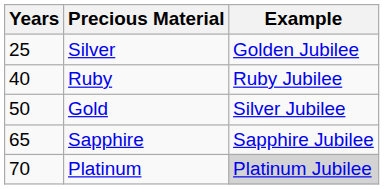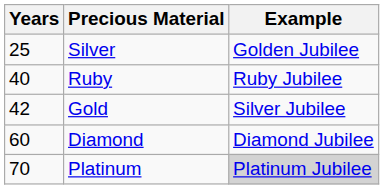(19, 109) 50 -> (19, 109) 42
+ row: (106, 139)
- row: (106, 139)
